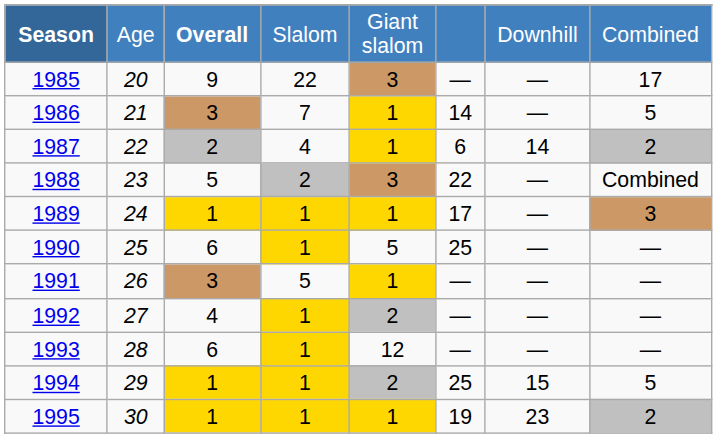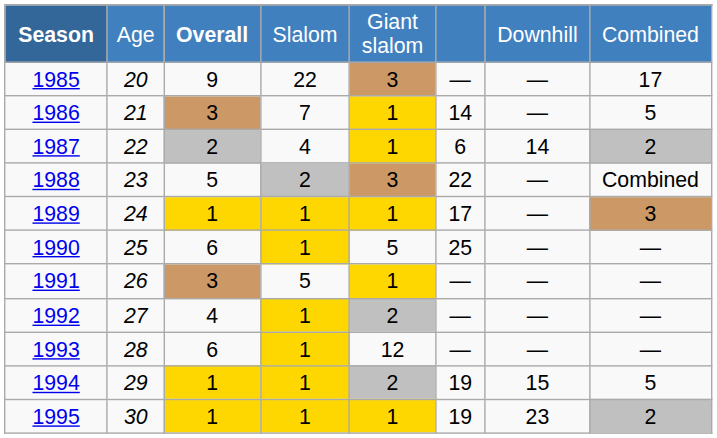(460, 382) 25 -> (460, 382) 19
